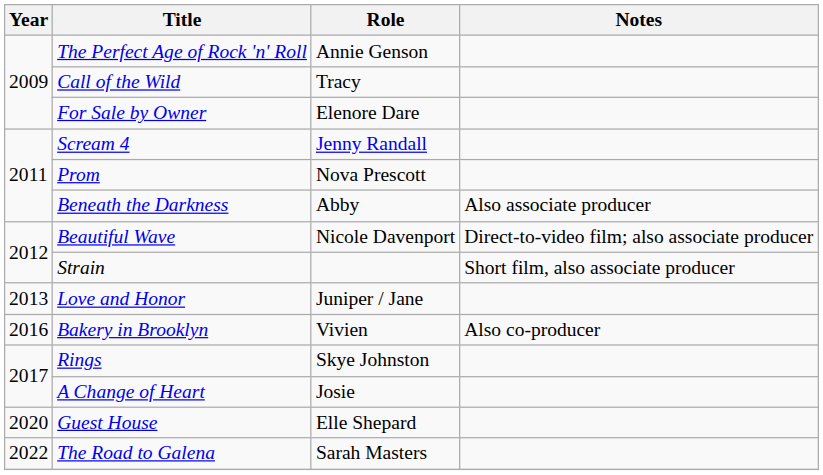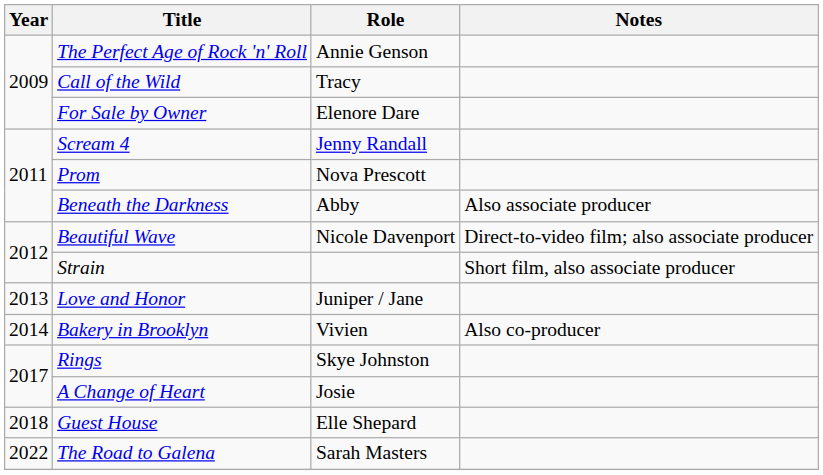(29, 329) 2016 -> (29, 329) 2014
(29, 422) 2020 -> (29, 422) 2018
